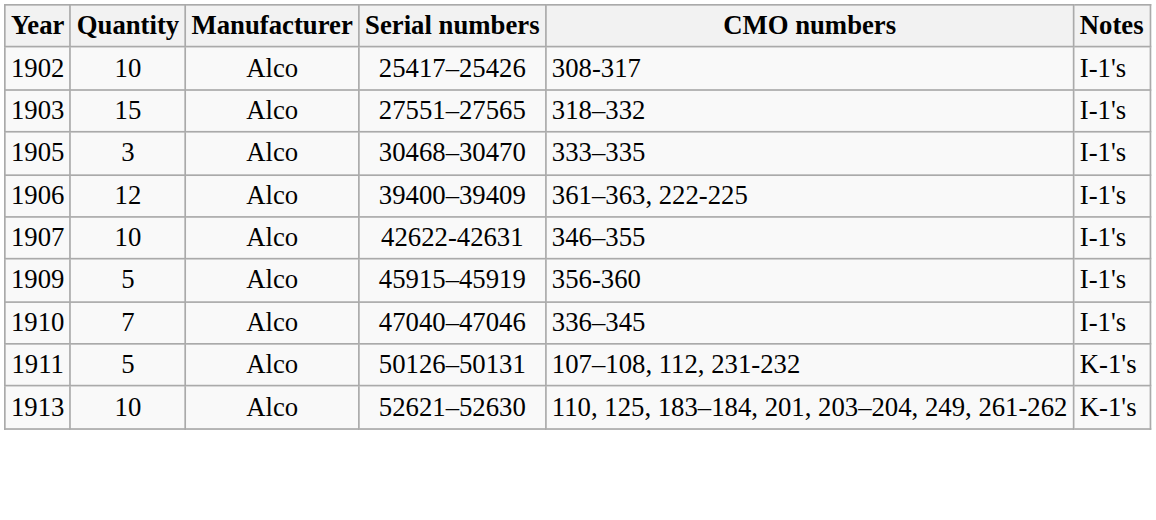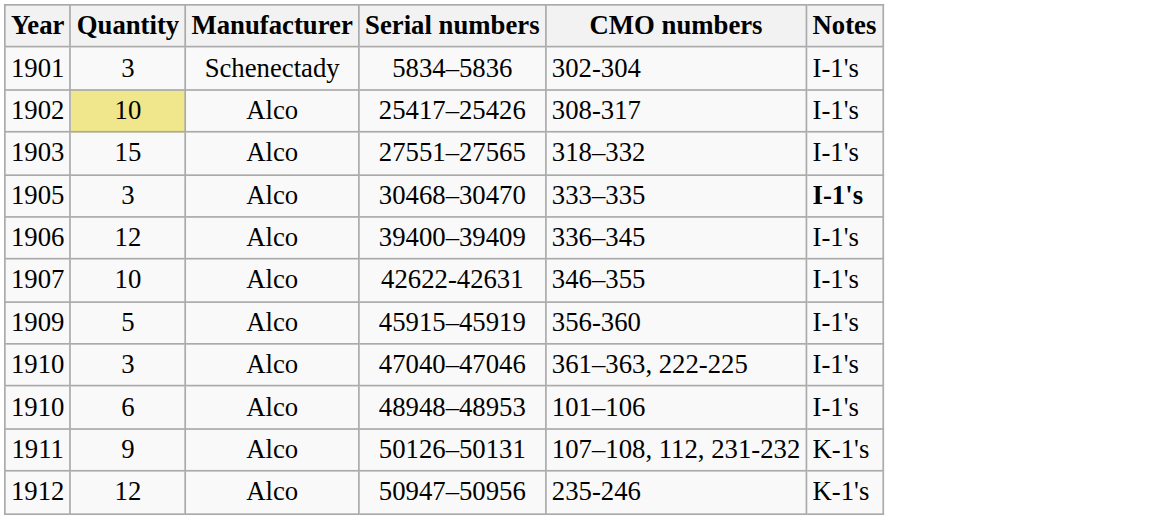+ row: (452, 68)
(128, 68) no background -> (128, 110) khaki background
(1103, 152) normal -> (838, 195) bold
(650, 195) 361–363, 222-225 -> (599, 237) 336–345
(128, 322) 7 -> (128, 364) 3
(599, 322) 336–345 -> (650, 364) 361–363, 222-225
+ row: (452, 407)
(128, 364) 5 -> (128, 449) 9
+ row: (452, 491)
- row: (452, 407)
